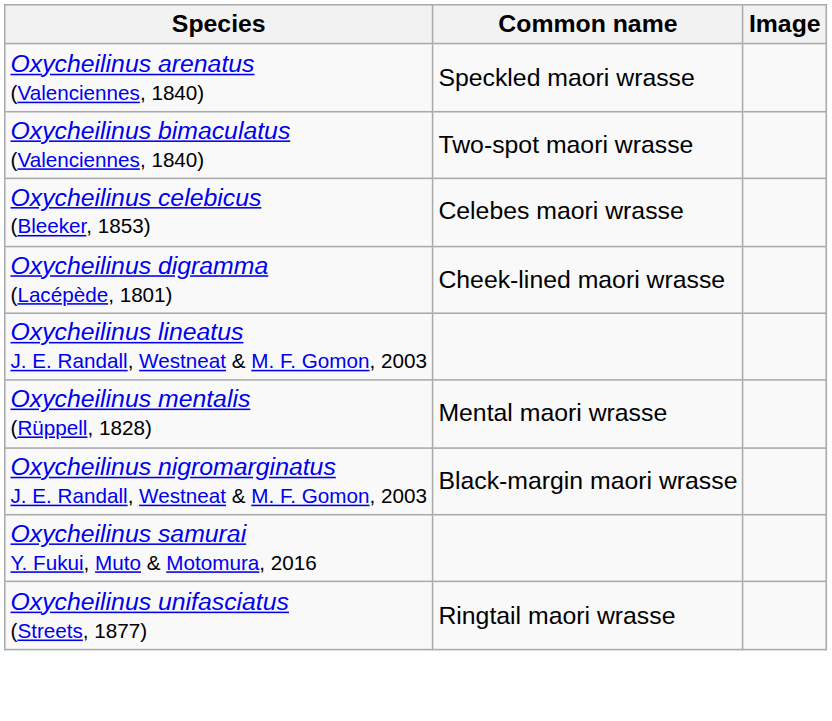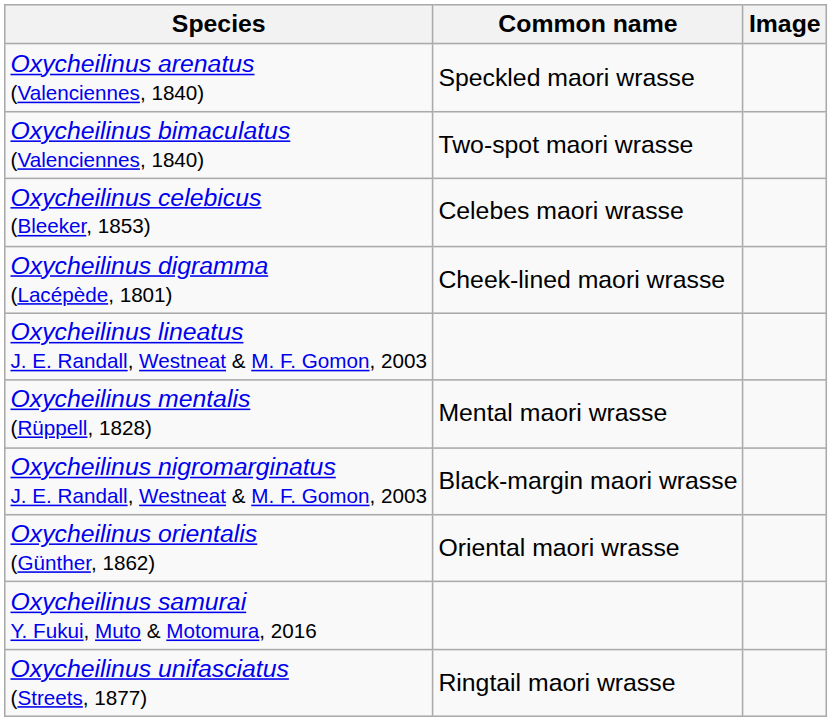+ row: (134, 548)
